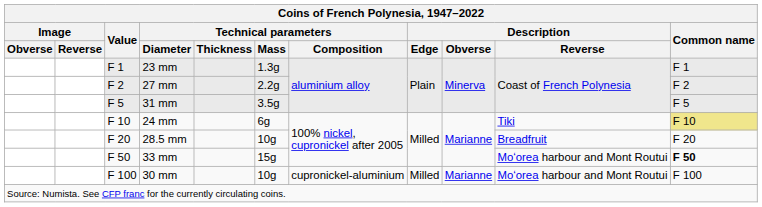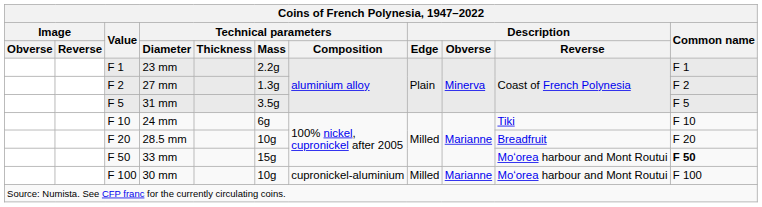(269, 68) 1.3g -> (269, 68) 2.2g
(269, 86) 2.2g -> (269, 86) 1.3g
(684, 122) khaki background -> (684, 122) no background
